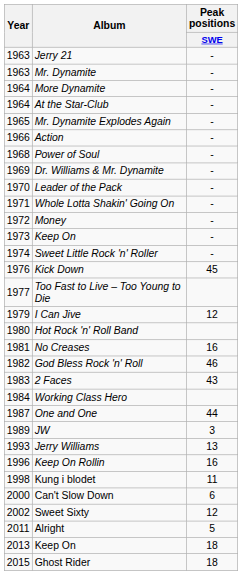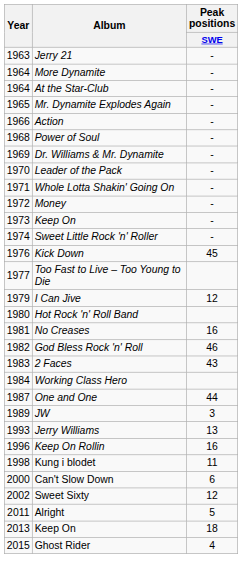- row: (18, 72)
(212, 562) 18 -> (212, 545) 4
